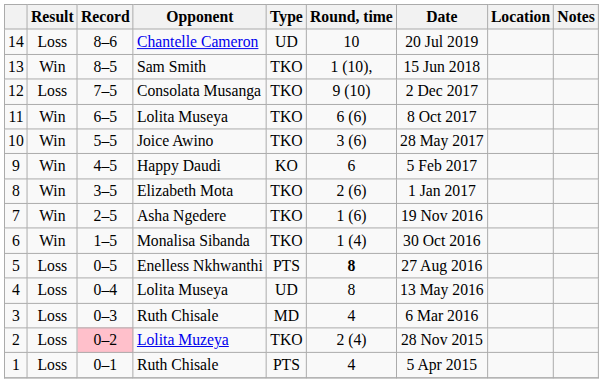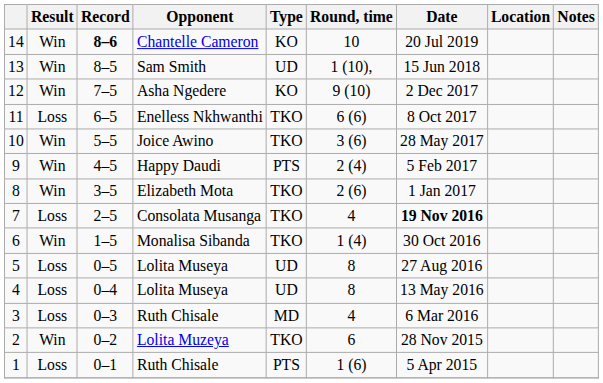(52, 41) Loss -> (52, 41) Win
(105, 41) normal -> (105, 41) bold
(286, 41) UD -> (286, 41) KO
(286, 66) TKO -> (286, 66) UD
(52, 91) Loss -> (52, 91) Win
(199, 91) Consolata Musanga -> (182, 91) Asha Ngedere
(286, 91) TKO -> (286, 91) KO
(52, 116) Win -> (52, 116) Loss
(182, 116) Lolita Museya -> (200, 116) Enelless Nkhwanthi
(286, 166) KO -> (286, 166) PTS
(351, 166) 6 -> (351, 166) 2 (4)
(52, 215) Win -> (52, 215) Loss
(182, 215) Asha Ngedere -> (199, 215) Consolata Musanga
(351, 215) 1 (6) -> (351, 215) 4
(442, 215) normal -> (442, 215) bold
(200, 265) Enelless Nkhwanthi -> (182, 265) Lolita Museya
(286, 265) PTS -> (286, 265) UD
(351, 265) bold -> (351, 265) normal
(52, 340) Loss -> (52, 340) Win
(105, 340) pink background -> (105, 340) no background
(351, 340) 2 (4) -> (351, 340) 6
(351, 365) 4 -> (351, 365) 1 (6)
